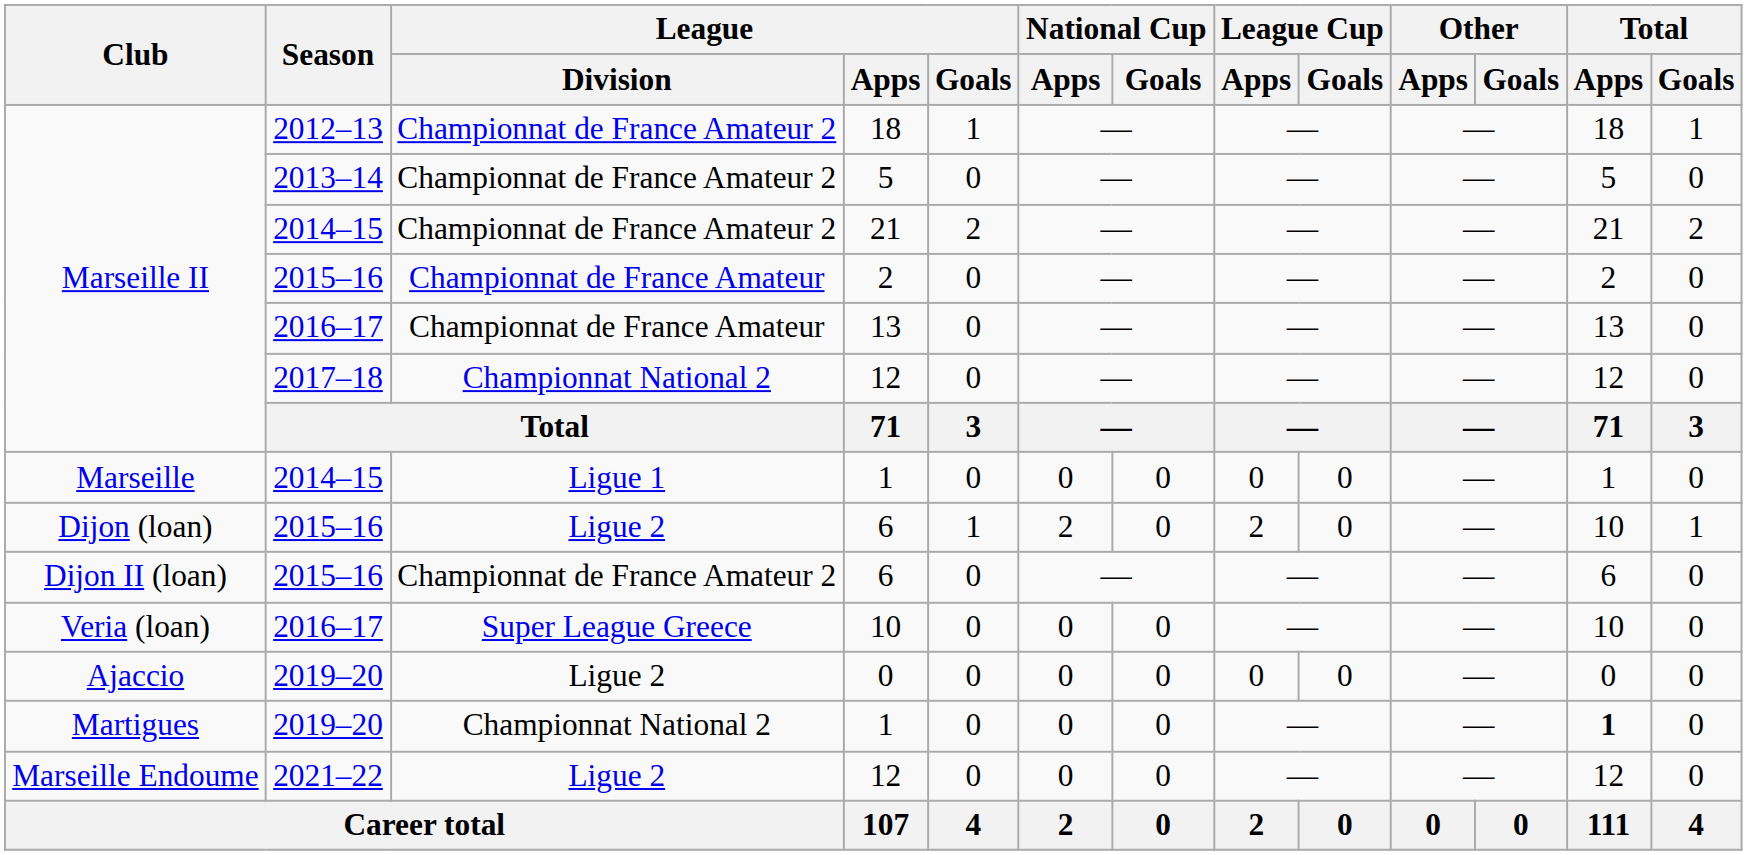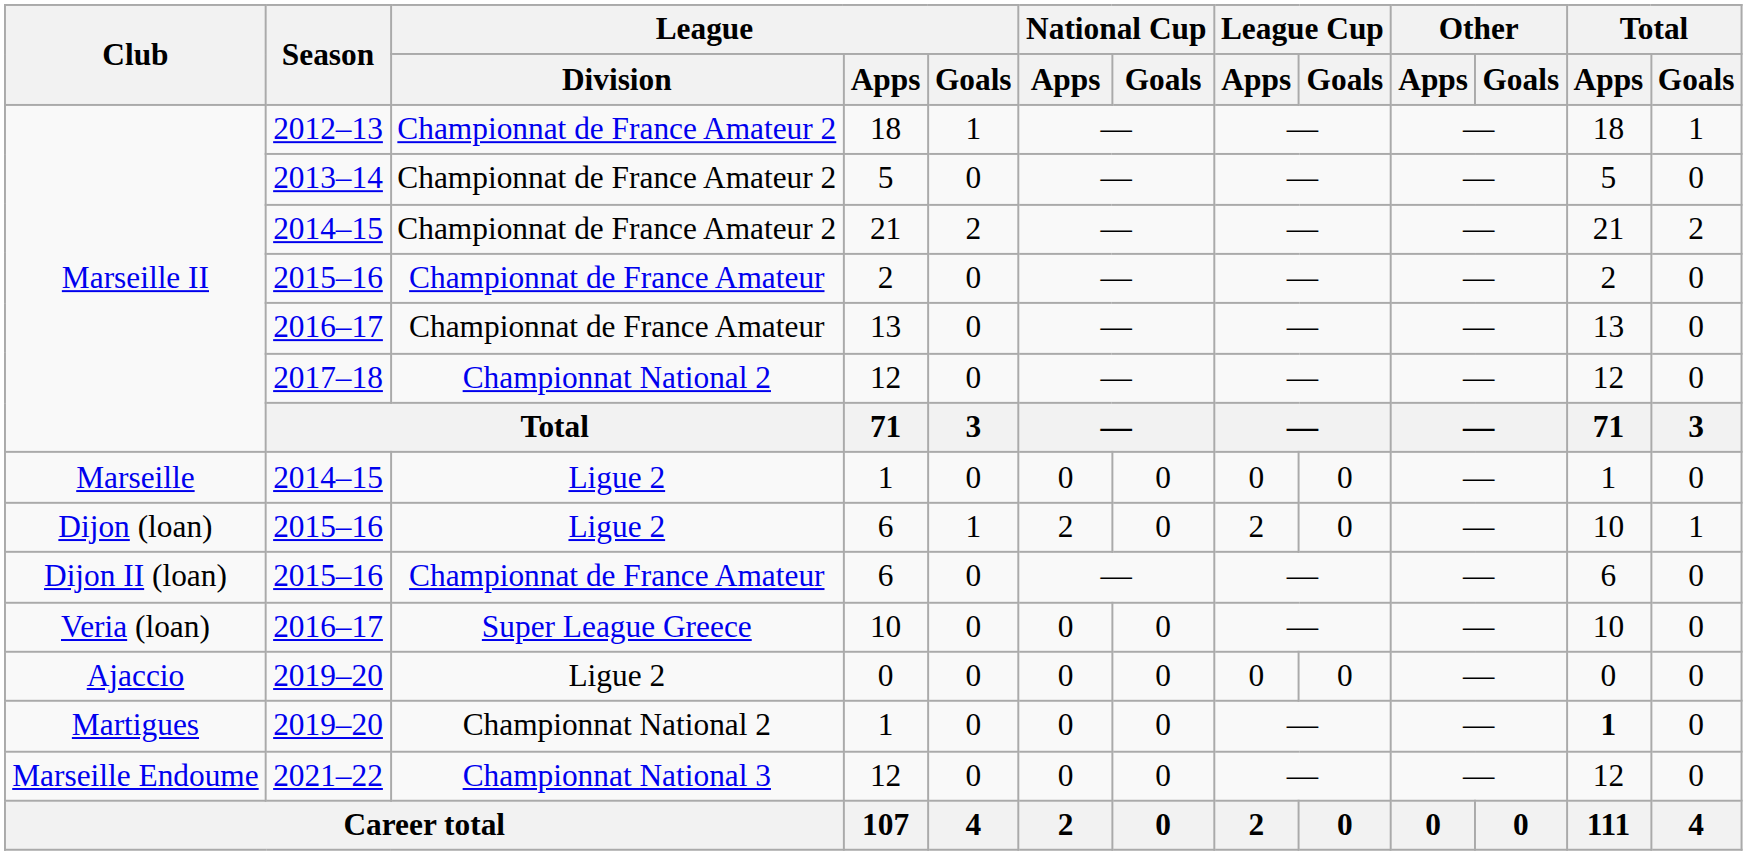(617, 476) Ligue 1 -> (617, 476) Ligue 2
(617, 576) Championnat de France Amateur 2 -> (617, 576) Championnat de France Amateur
(617, 775) Ligue 2 -> (617, 775) Championnat National 3
